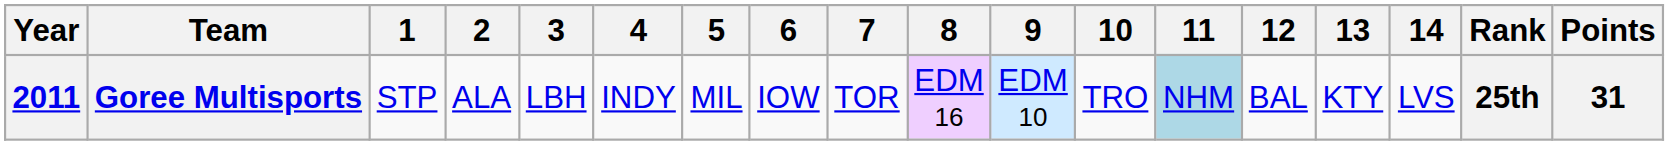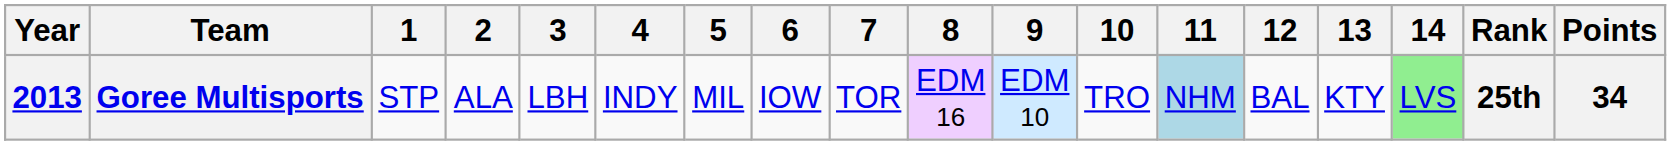(46, 97) 2011 -> (47, 97) 2013
(1426, 97) no background -> (1428, 97) lightgreen background
(1608, 97) 31 -> (1610, 97) 34
